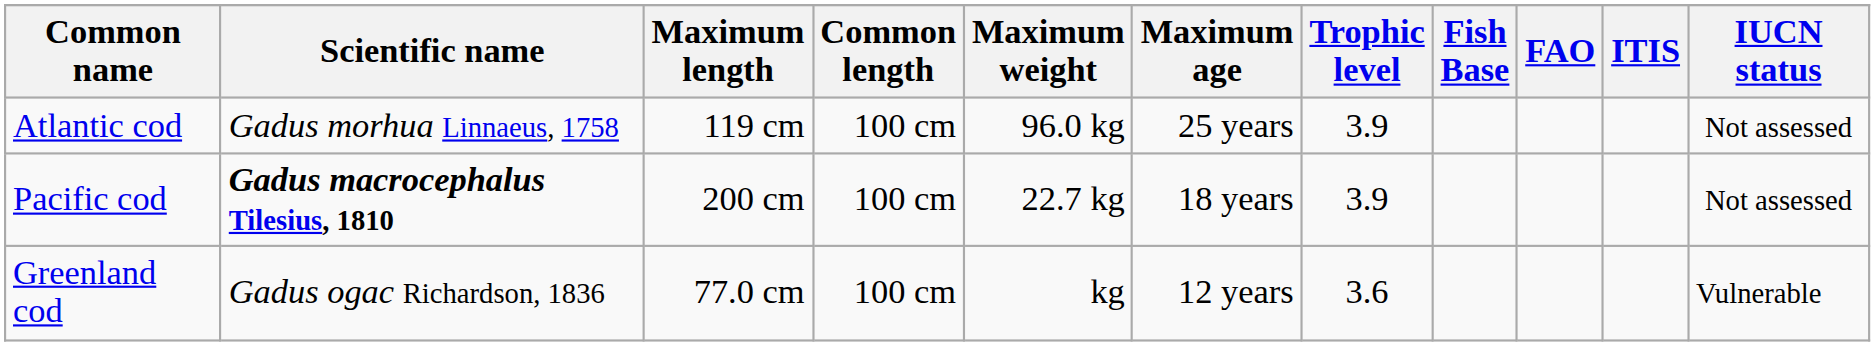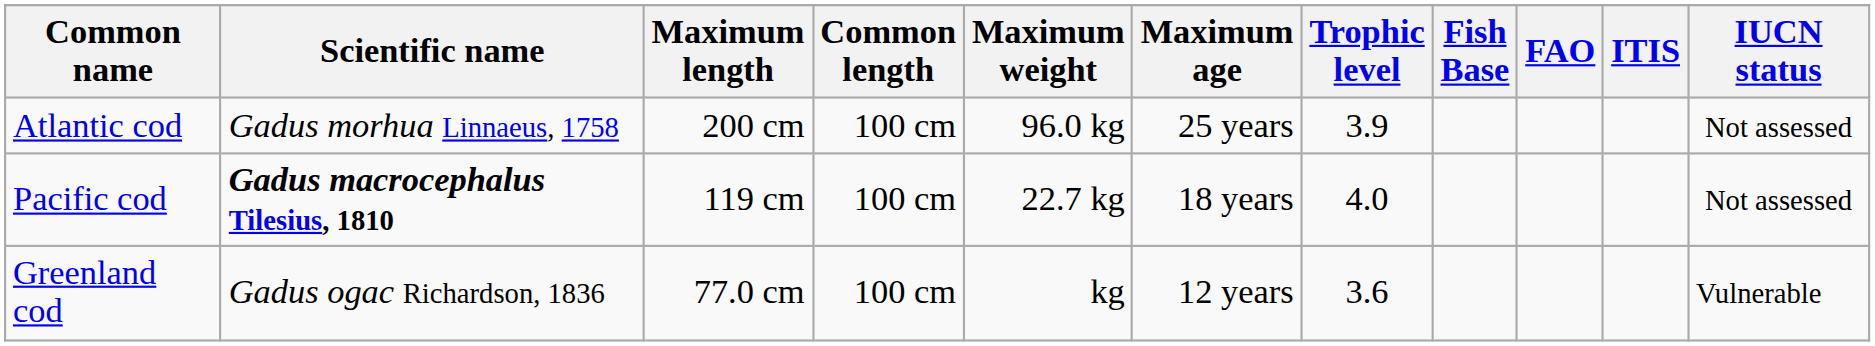(754, 125) 119 cm -> (753, 125) 200 cm
(753, 198) 200 cm -> (754, 198) 119 cm
(1367, 198) 3.9 -> (1367, 198) 4.0
